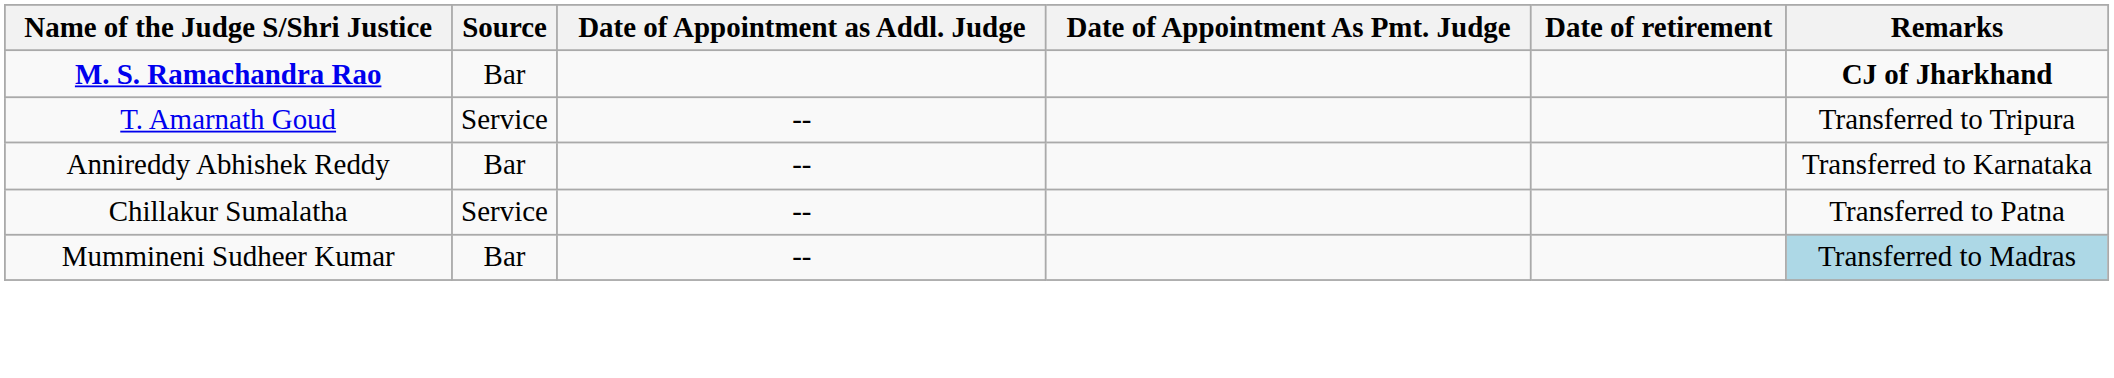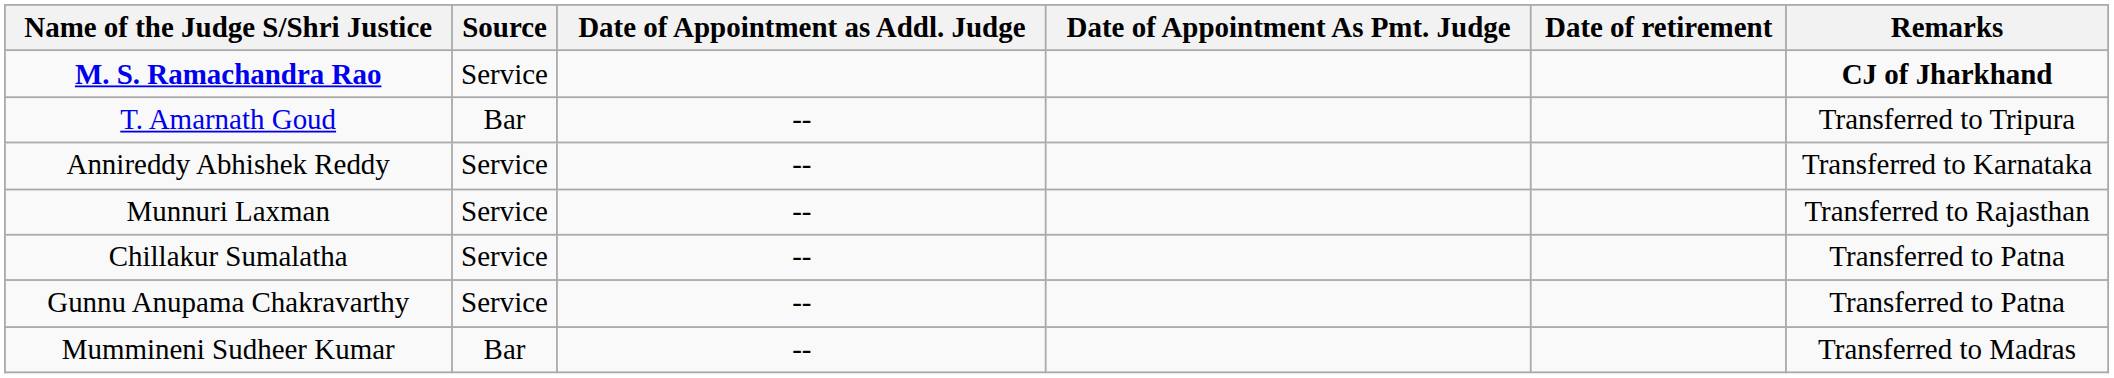(505, 73) Bar -> (505, 73) Service
(505, 119) Service -> (505, 119) Bar
(505, 165) Bar -> (505, 165) Service
+ row: (228, 211)
+ row: (228, 303)
(1947, 257) lightblue background -> (1947, 348) no background
